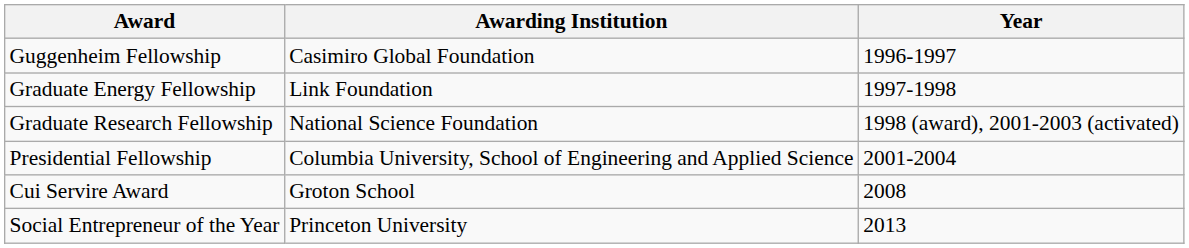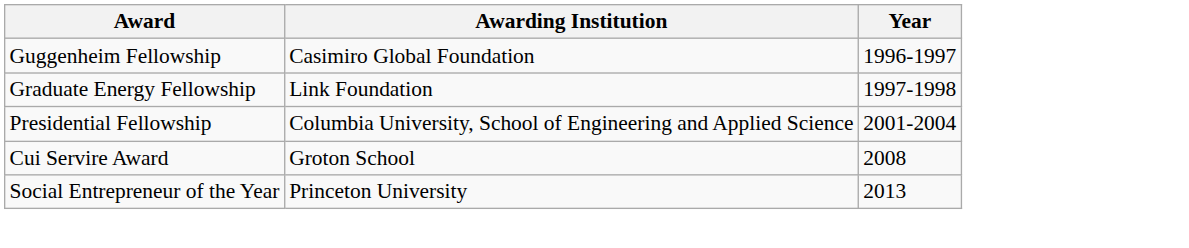- row: (141, 123)
